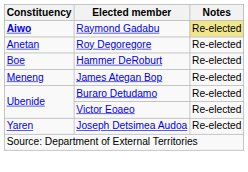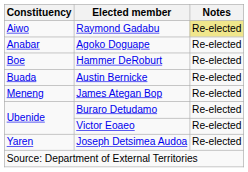(19, 28) bold -> (18, 28) normal
+ row: (113, 45)
- row: (114, 45)
+ row: (112, 77)
